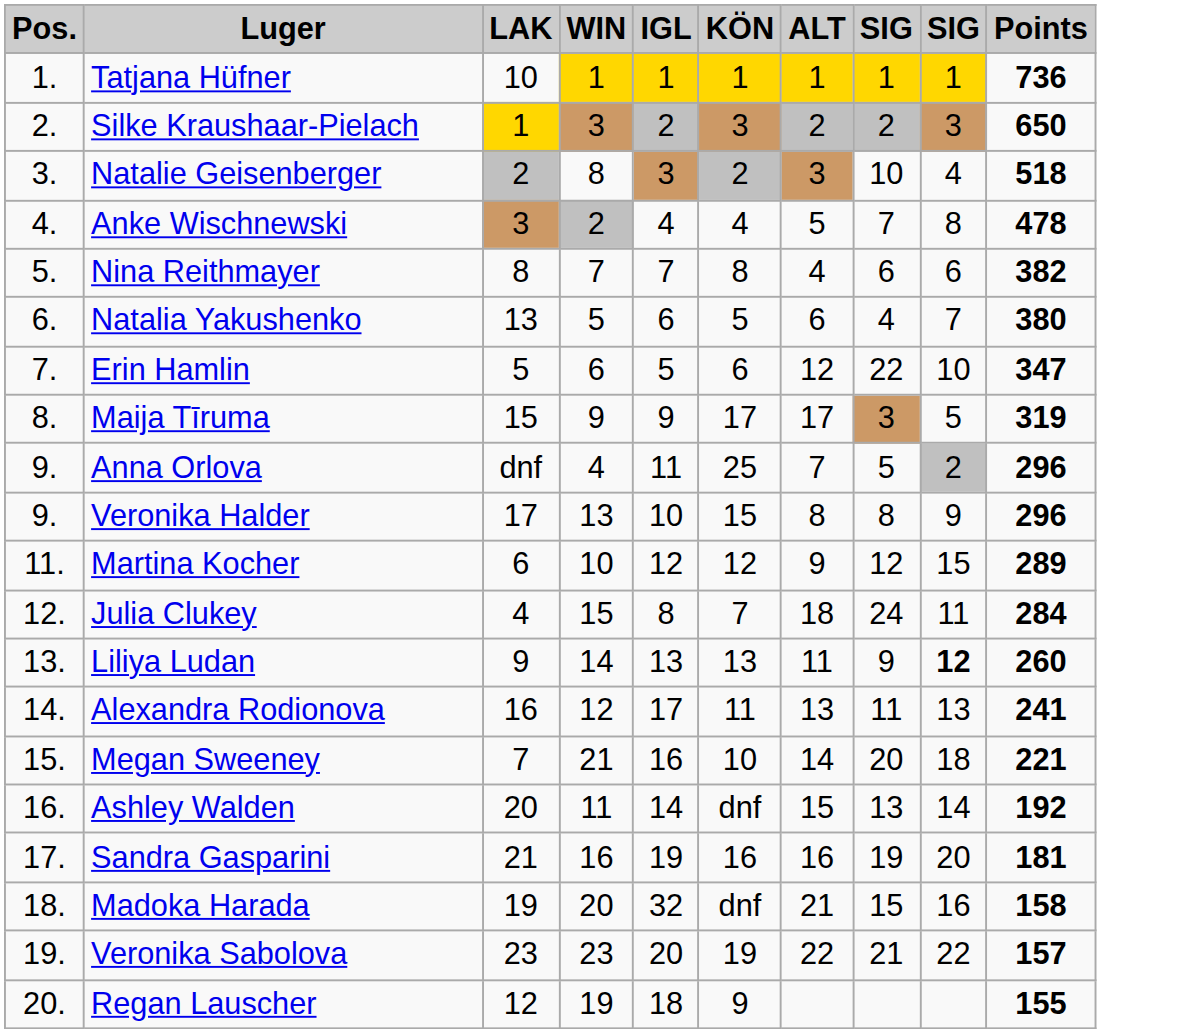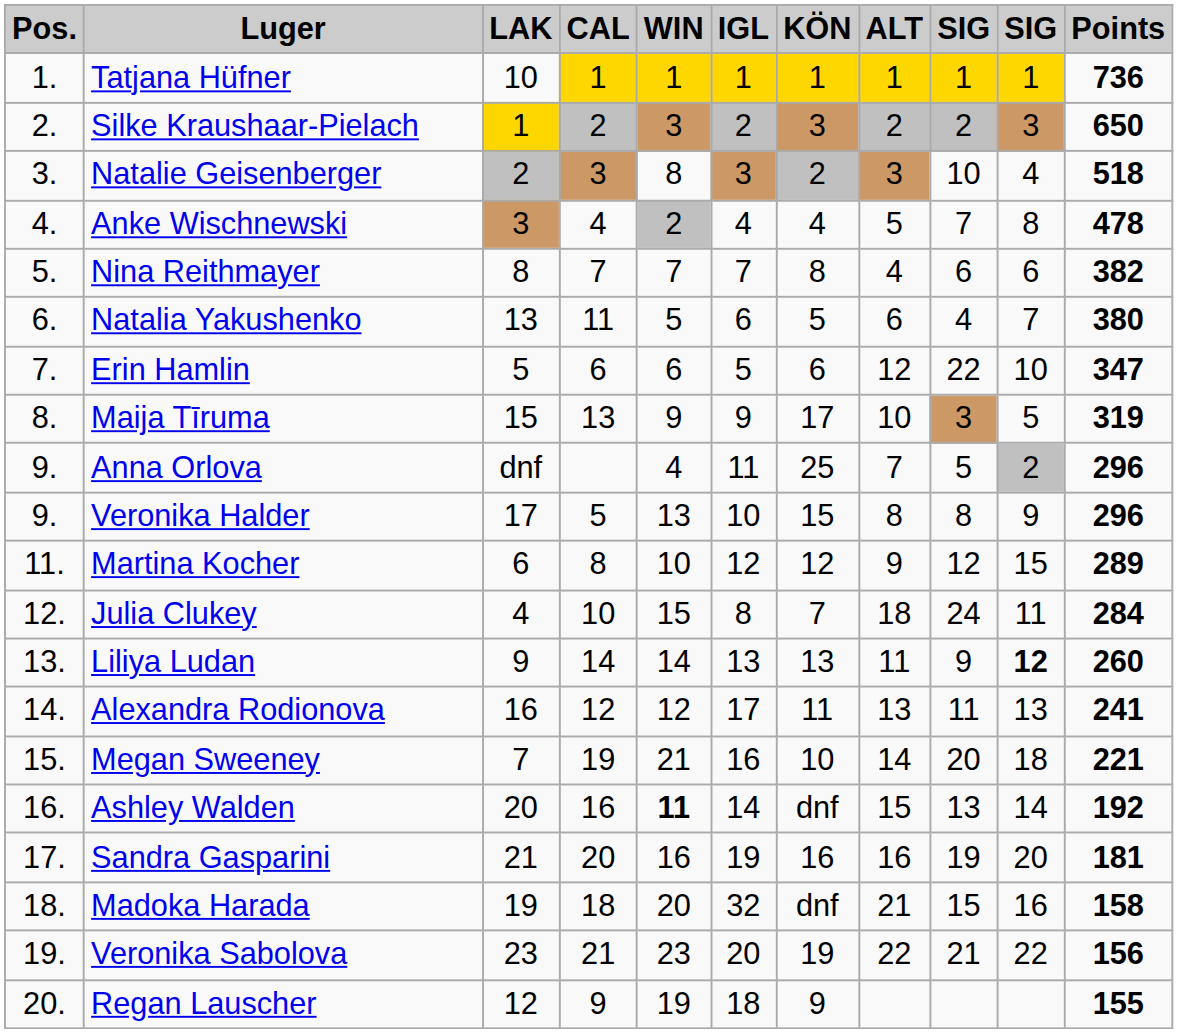+ column: (598, 28)
(817, 418) 17 -> (894, 418) 10
(596, 808) normal -> (674, 808) bold
(1041, 954) 157 -> (1118, 954) 156
